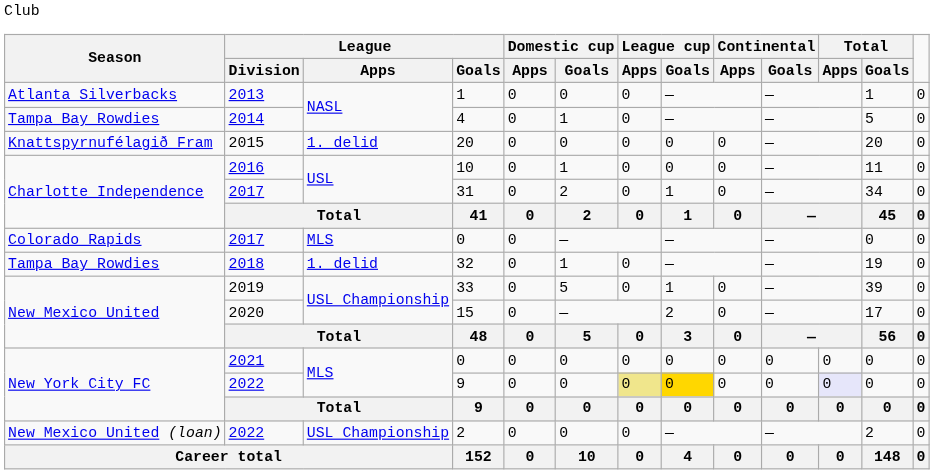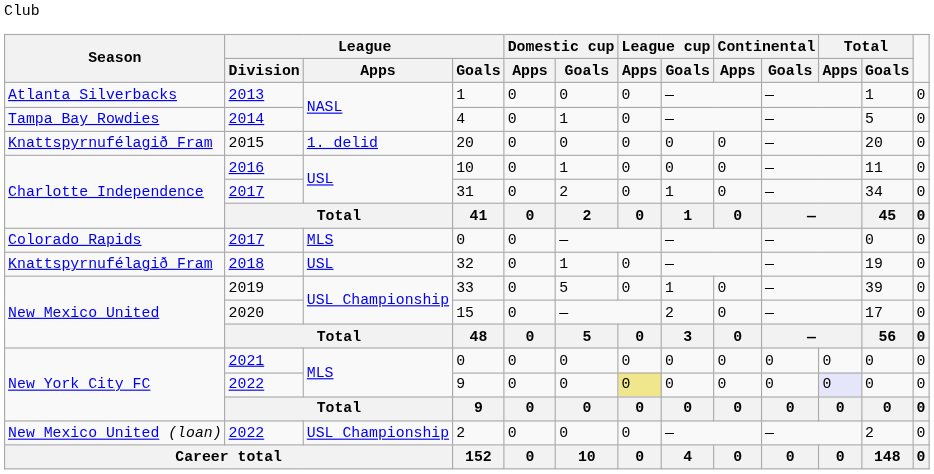(84, 264) Tampa Bay Rowdies -> (110, 264) Knattspyrnufélagið Fram
(342, 264) 1. delid -> (320, 264) USL
(669, 385) gold background -> (669, 385) no background
